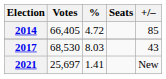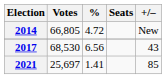(65, 30) 66,405 -> (65, 30) 66,805
(153, 30) 85 -> (148, 30) New
(94, 47) 8.03 -> (94, 47) 6.56
(148, 64) New -> (153, 64) 85
